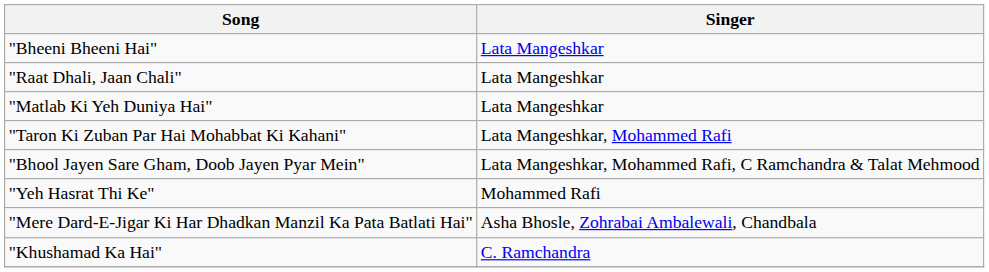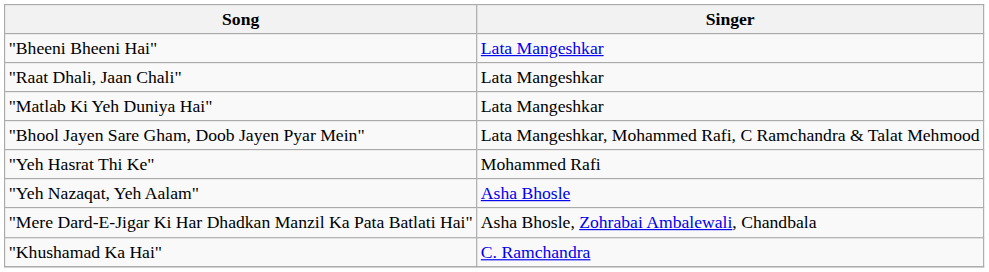- row: (177, 135)
+ row: (104, 193)
